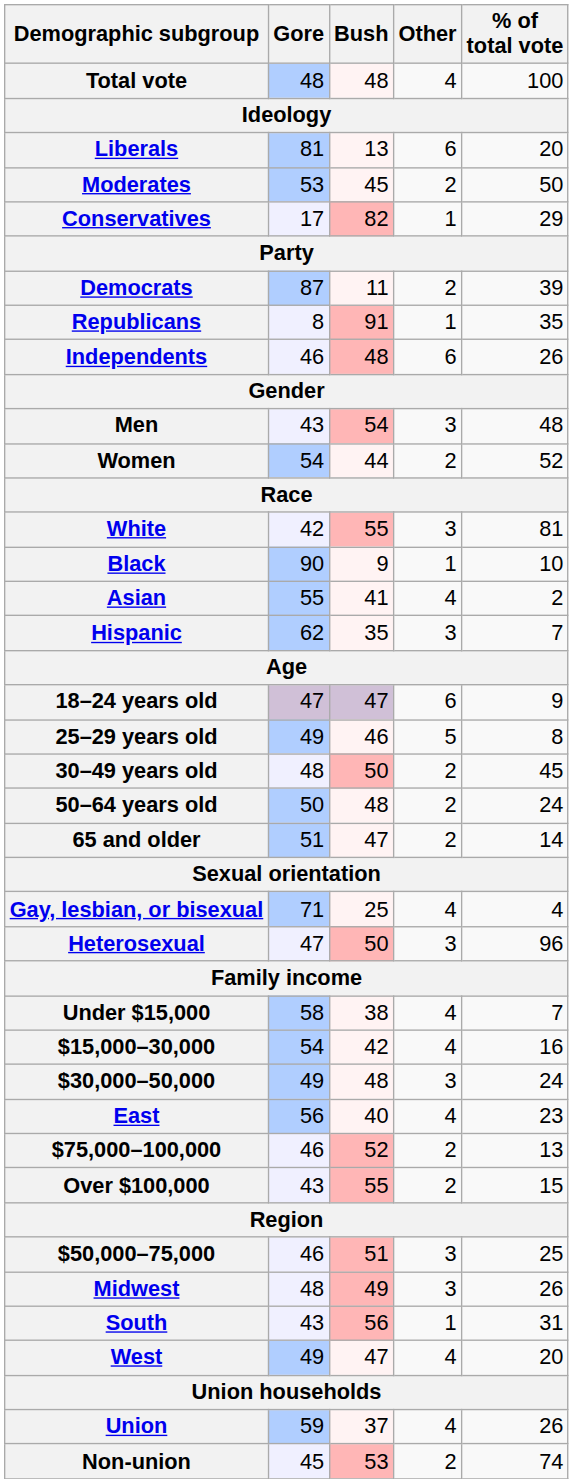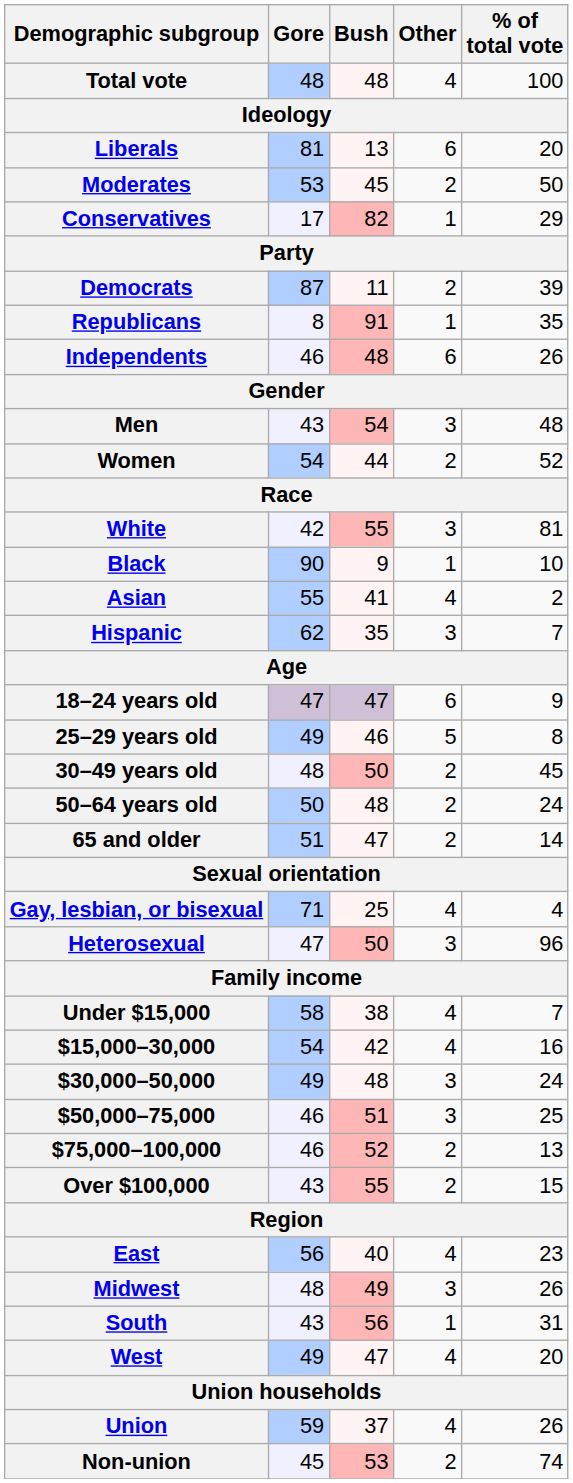rows swapped: (136, 1254) <-> (136, 1116)
